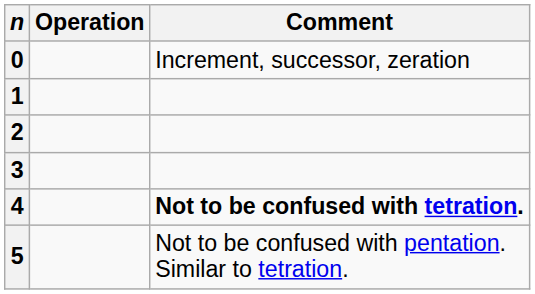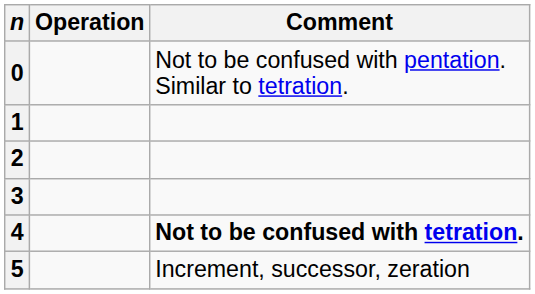(313, 59) Increment, successor, zeration -> (331, 72) Not to be confused with pentation. Similar to tetration.
(331, 256) Not to be confused with pentation. Similar to tetration. -> (313, 269) Increment, successor, zeration
